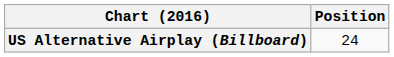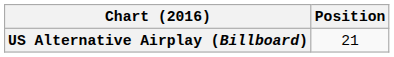(350, 40) 24 -> (350, 40) 21
